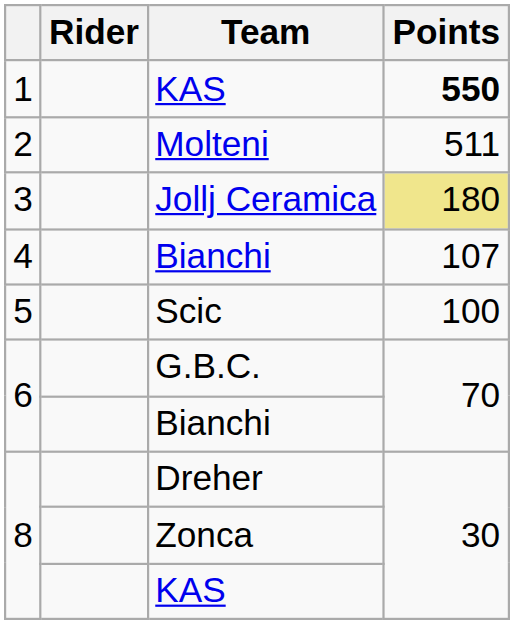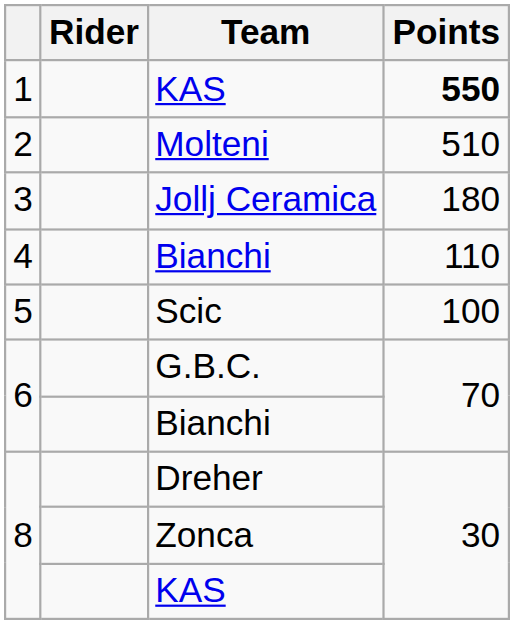(472, 144) 511 -> (471, 144) 510
(471, 199) khaki background -> (471, 199) no background
(471, 255) 107 -> (472, 255) 110
